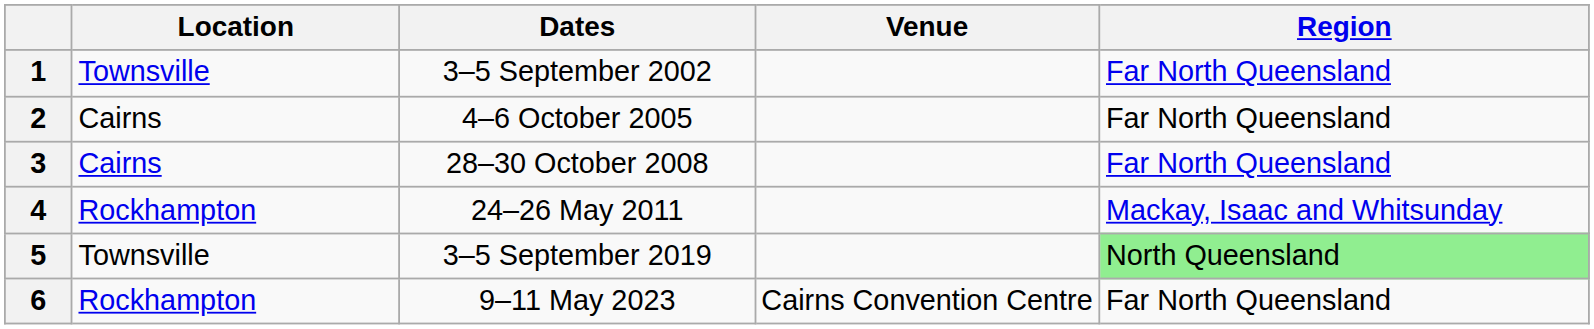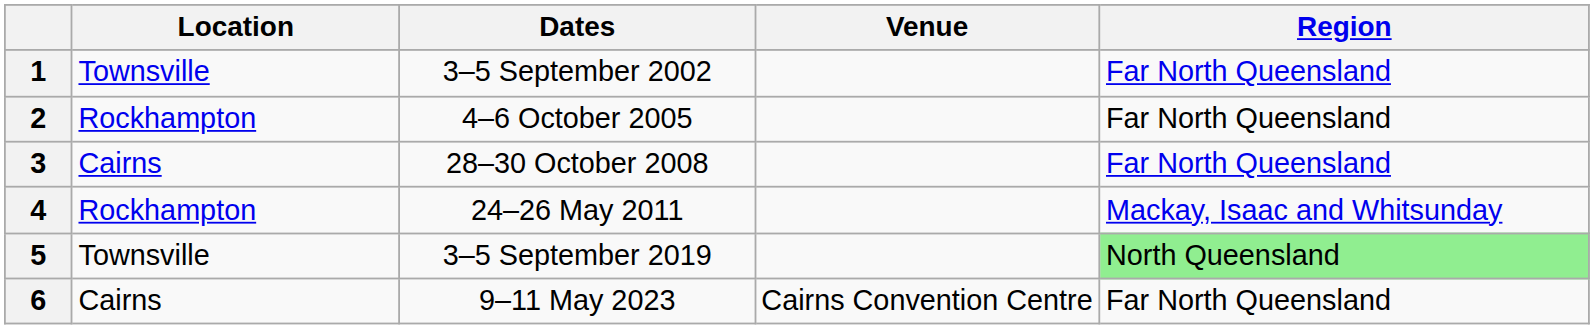(120, 118) Cairns -> (167, 118) Rockhampton
(167, 301) Rockhampton -> (120, 301) Cairns
